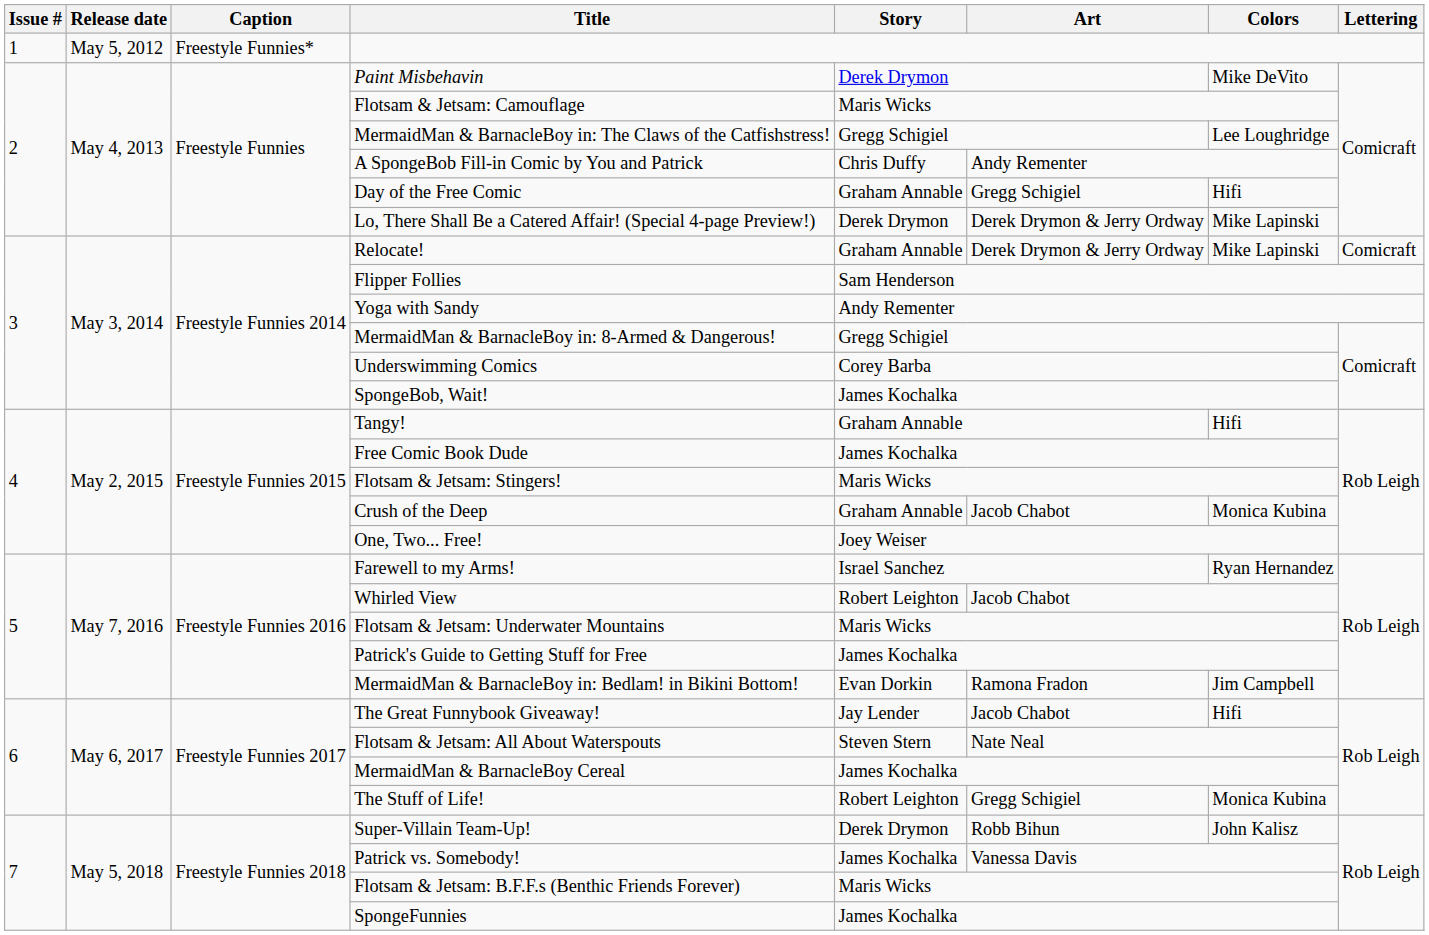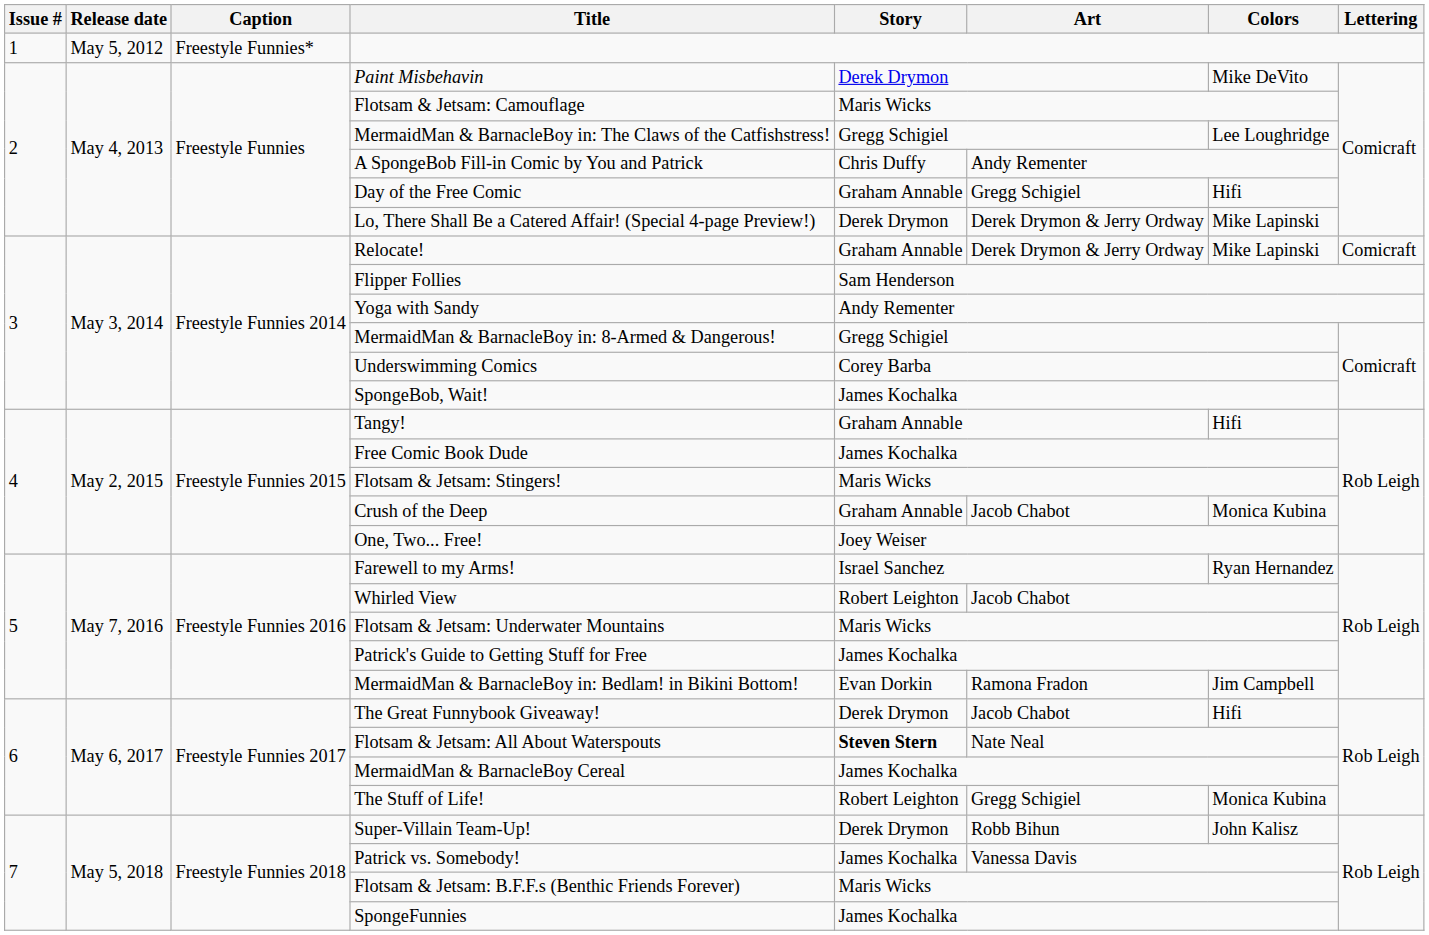(879, 713) Jay Lender -> (893, 713) Derek Drymon
(885, 742) normal -> (888, 742) bold
